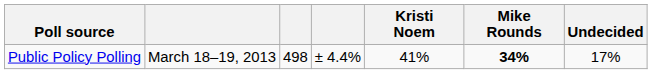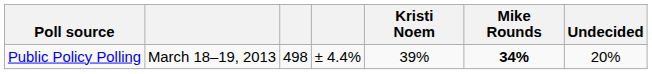(414, 56) 41% -> (414, 56) 39%
(606, 56) 17% -> (606, 56) 20%
